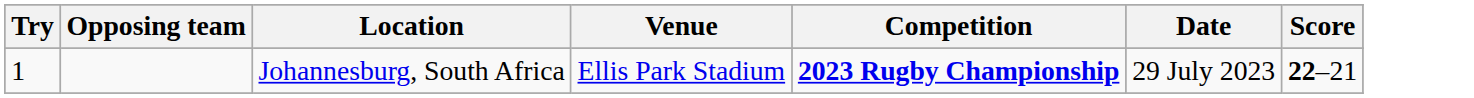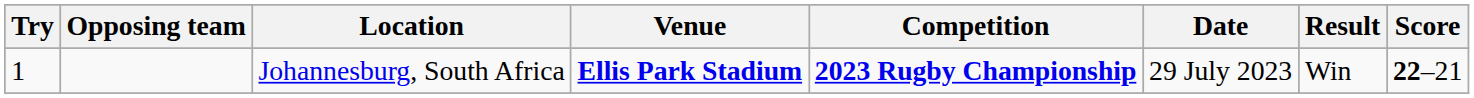+ column: (1343, 26)
(681, 70) normal -> (690, 70) bold
